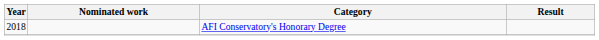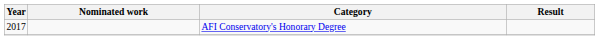(16, 27) 2018 -> (16, 27) 2017
